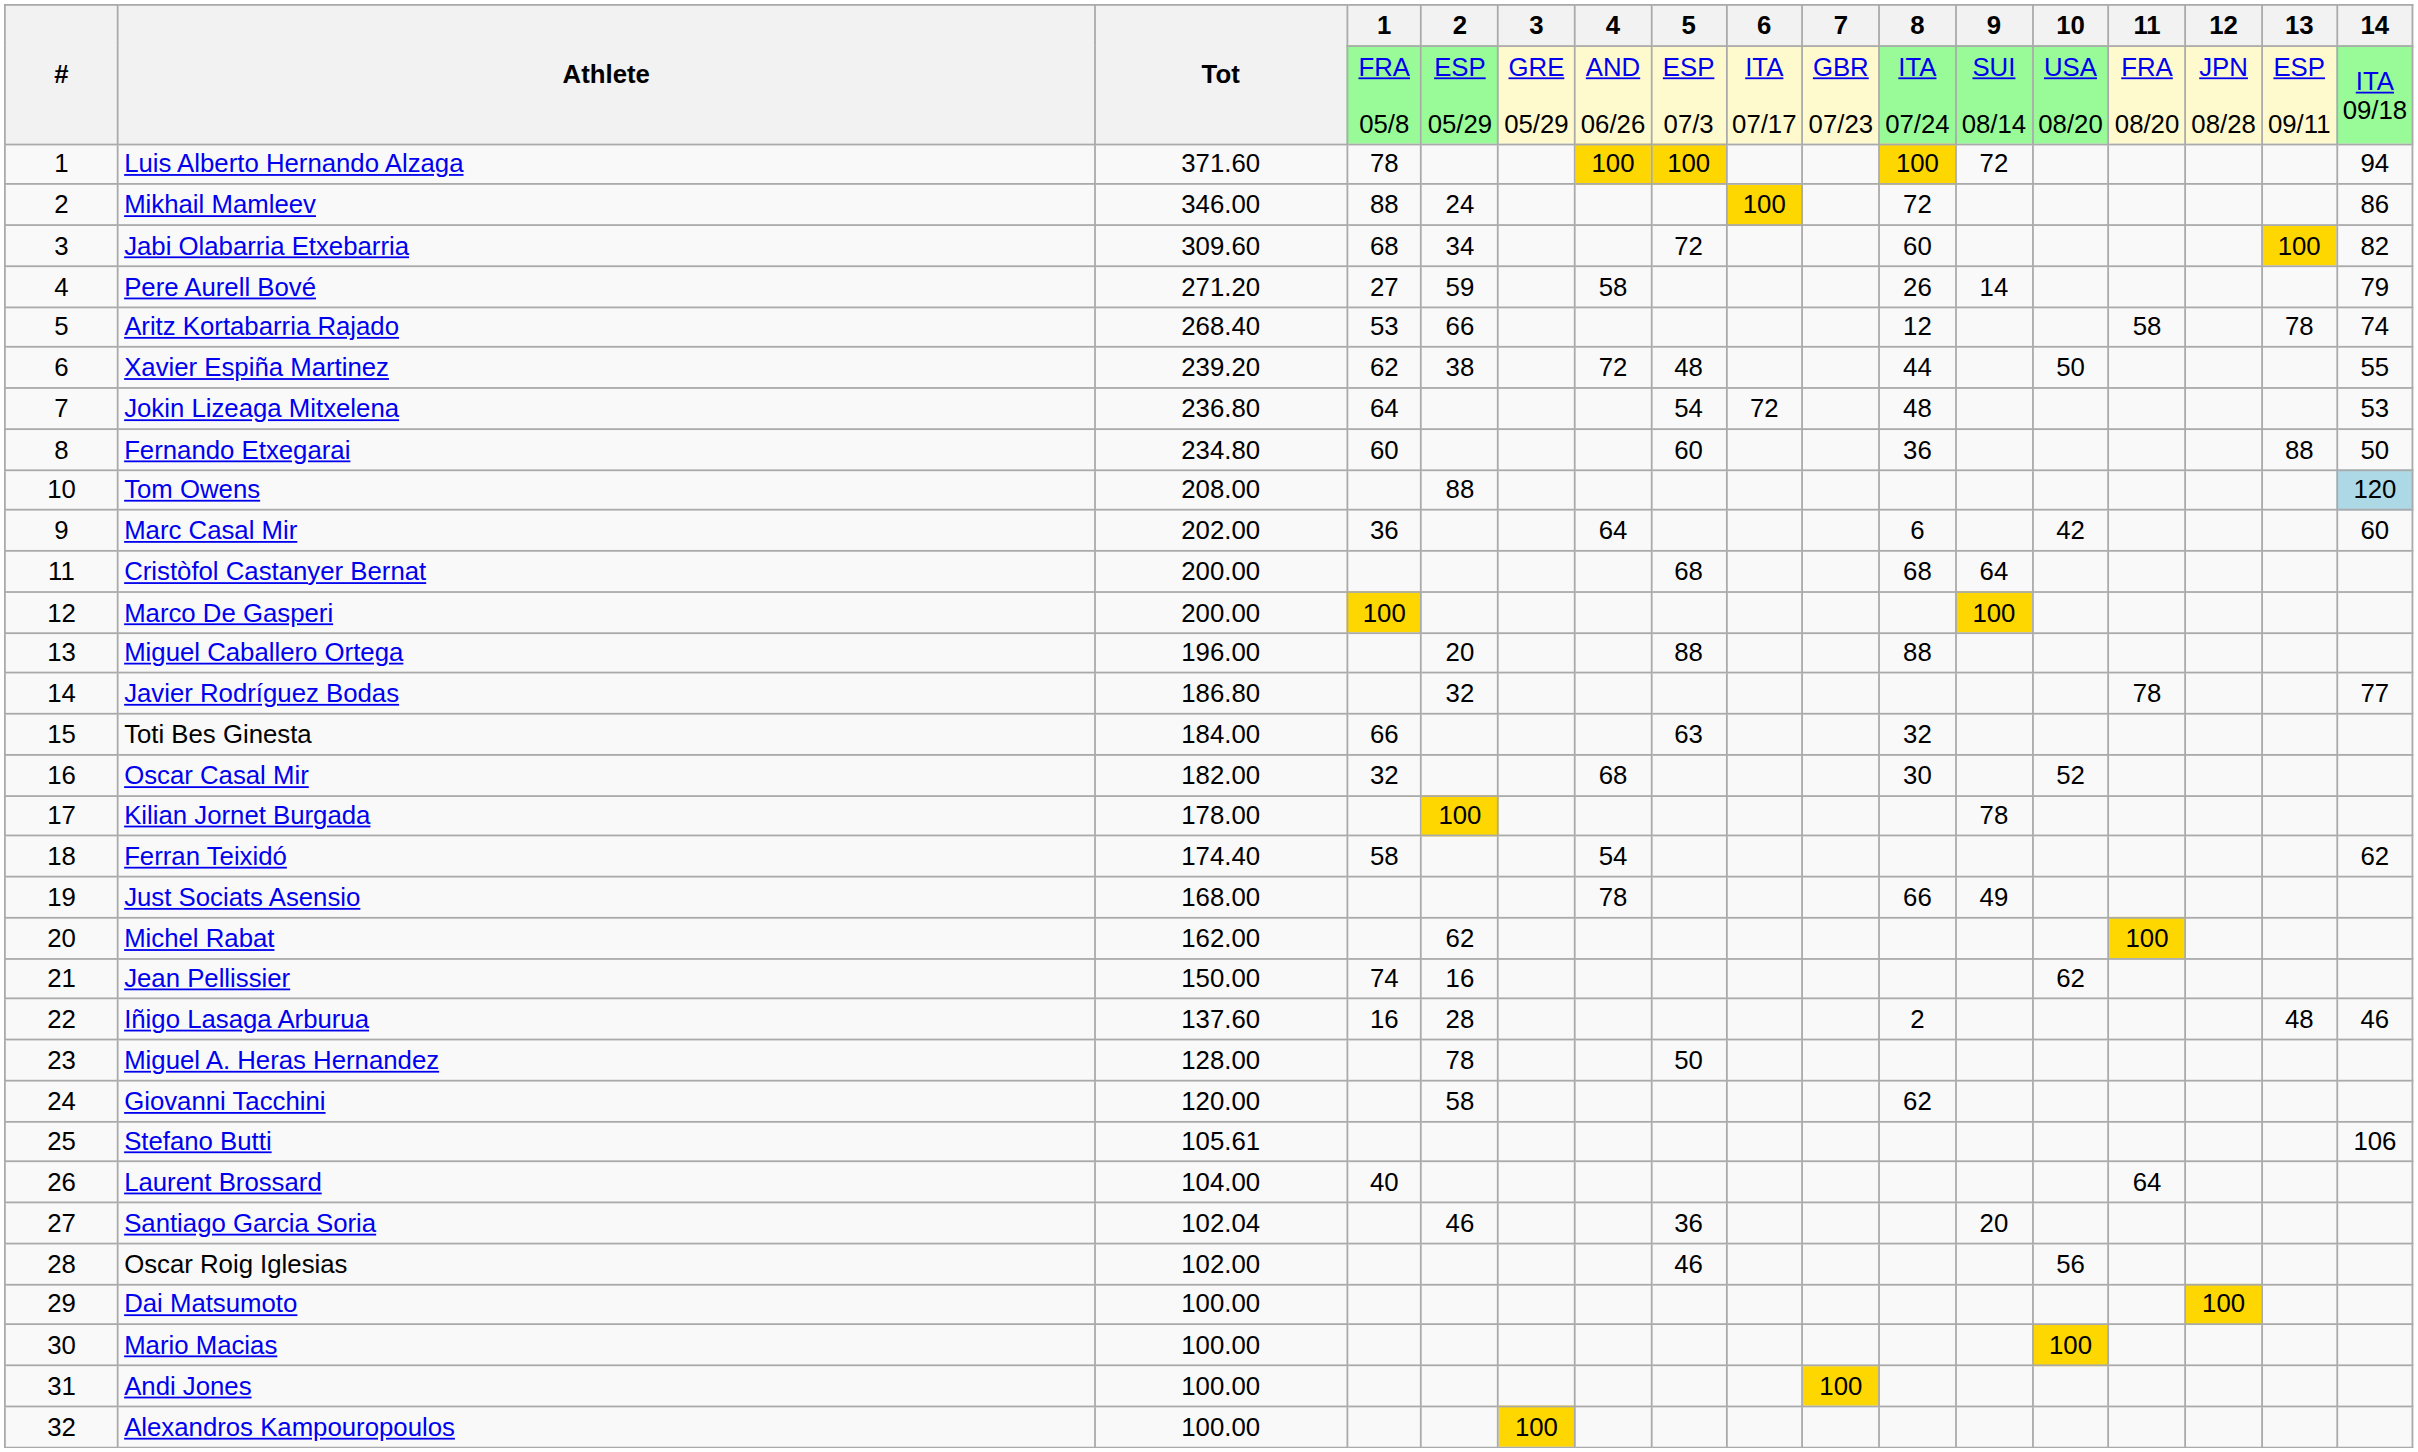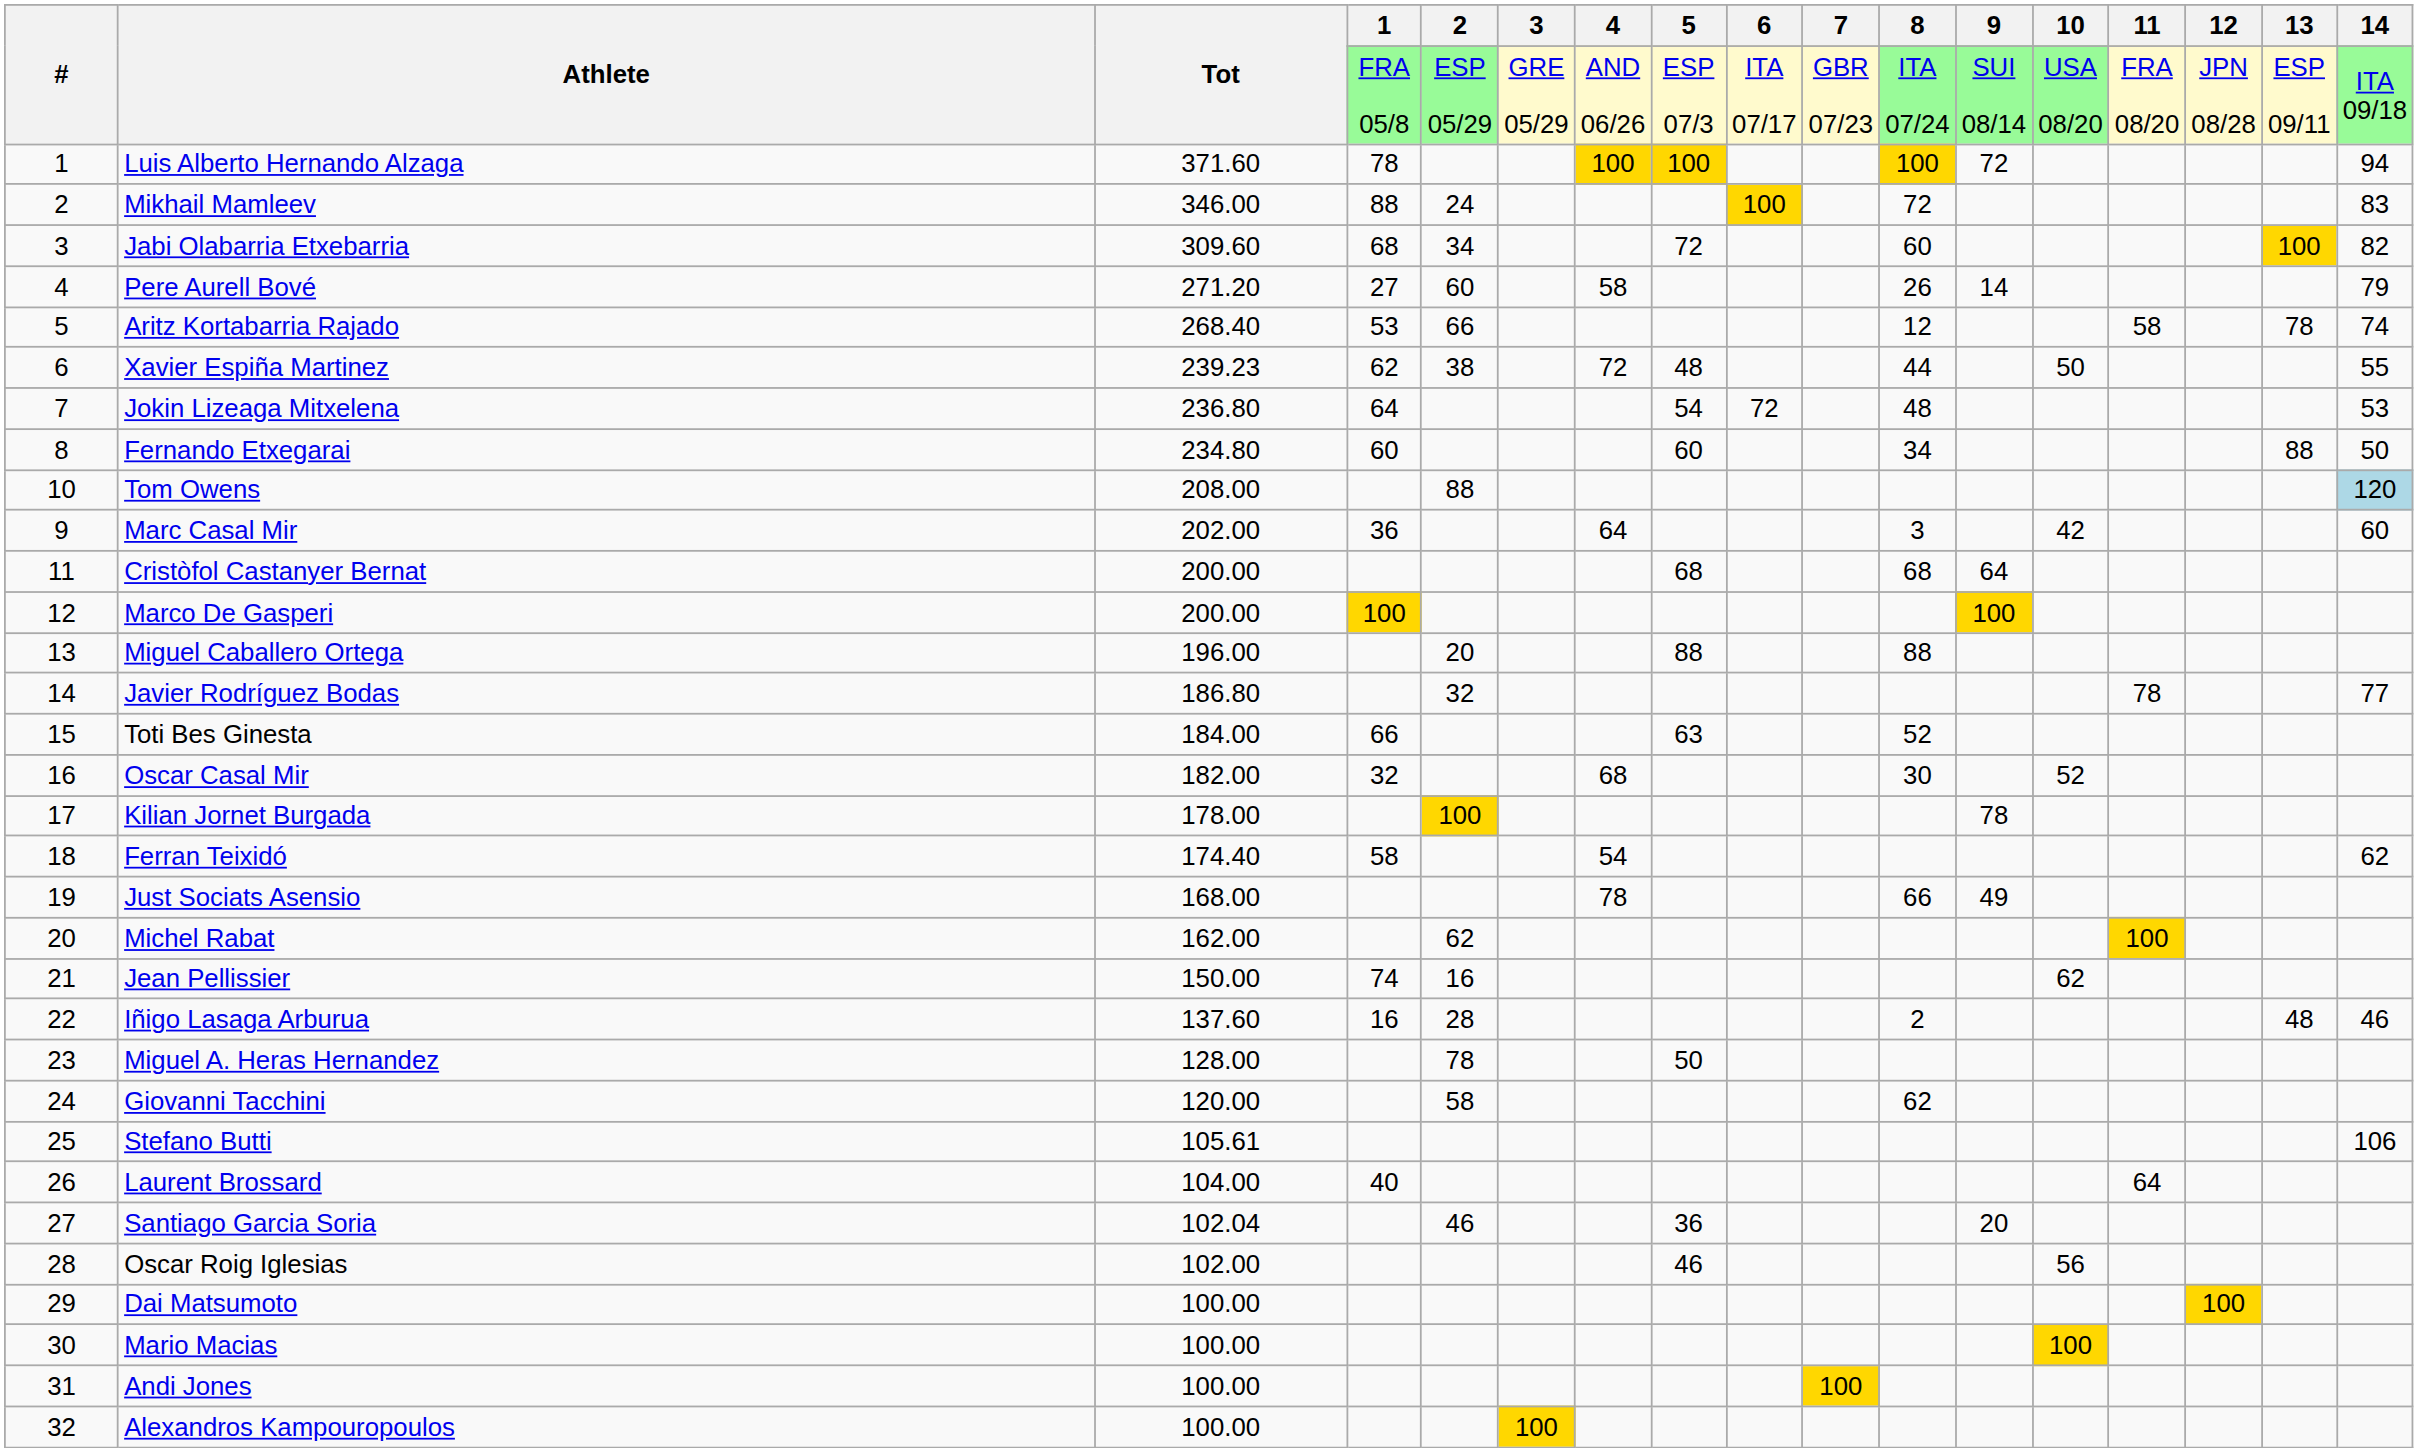(2375, 205) 86 -> (2375, 205) 83
(1460, 287) 59 -> (1460, 287) 60
(1221, 368) 239.20 -> (1221, 368) 239.23
(1917, 449) 36 -> (1917, 449) 34
(1917, 531) 6 -> (1917, 531) 3
(1917, 734) 32 -> (1917, 734) 52
